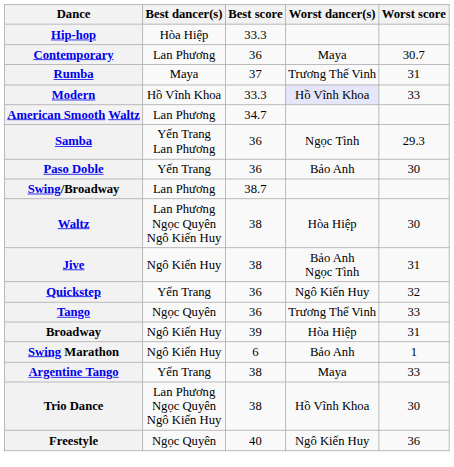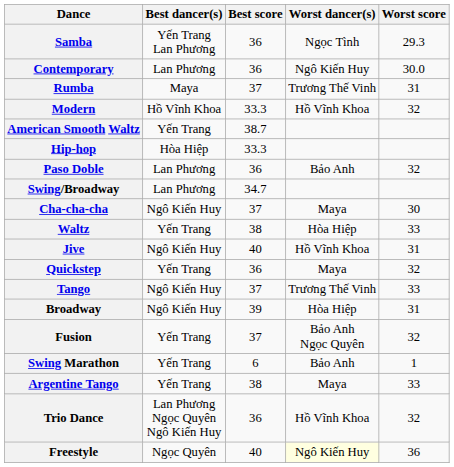rows swapped: (74, 141) <-> (74, 34)
(332, 54) Maya -> (332, 68) Ngô Kiến Huy
(414, 54) 30.7 -> (414, 68) 30.0
(332, 94) lavender background -> (332, 108) no background
(414, 94) 33 -> (414, 108) 32
(184, 114) Lan Phương -> (184, 128) Yến Trang
(255, 114) 34.7 -> (255, 128) 38.7
(184, 169) Yến Trang -> (184, 169) Lan Phương
(414, 169) 30 -> (414, 169) 32
(255, 189) 38.7 -> (255, 189) 34.7
+ row: (74, 209)
(184, 223) Lan Phương Ngọc Quyên Ngô Kiến Huy -> (184, 229) Yến Trang
(414, 223) 30 -> (414, 229) 33
(255, 264) 38 -> (255, 249) 40
(332, 264) Bảo Anh Ngọc Tình -> (332, 249) Hồ Vĩnh Khoa
(332, 291) Ngô Kiến Huy -> (332, 269) Maya
(184, 311) Ngọc Quyên -> (184, 289) Ngô Kiến Huy
(255, 311) 36 -> (255, 289) 37
+ row: (74, 336)
(184, 352) Ngô Kiến Huy -> (184, 363) Yến Trang
(255, 406) 38 -> (255, 418) 36
(414, 406) 30 -> (414, 418) 32
(332, 440) no background -> (332, 452) lightyellow background
